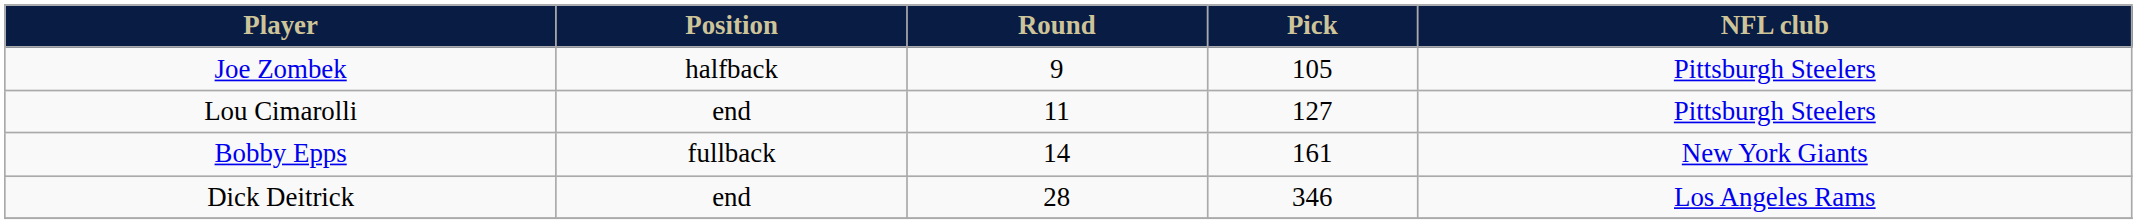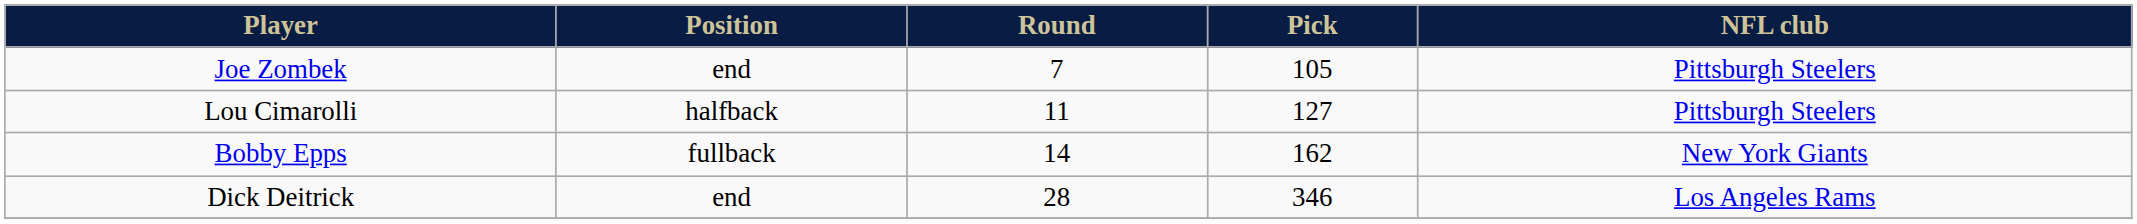(732, 68) halfback -> (732, 68) end
(1057, 68) 9 -> (1057, 68) 7
(732, 111) end -> (732, 111) halfback
(1312, 153) 161 -> (1312, 153) 162
